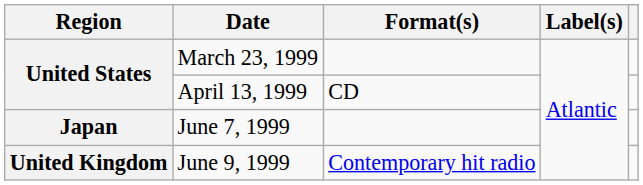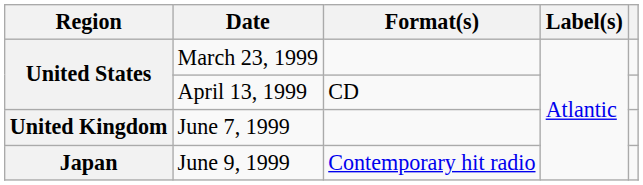(89, 127) Japan -> (89, 127) United Kingdom
(89, 162) United Kingdom -> (89, 162) Japan
